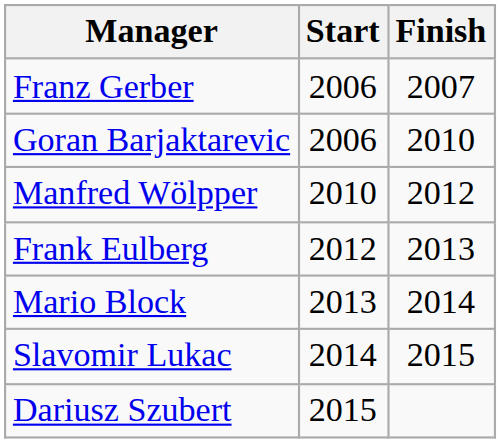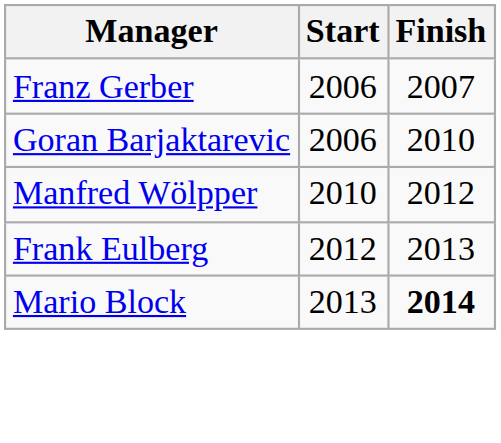(441, 301) normal -> (441, 301) bold
- row: (122, 355)
- row: (122, 409)
